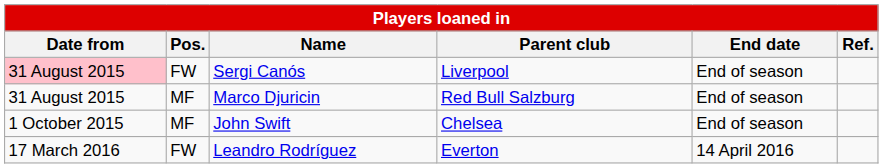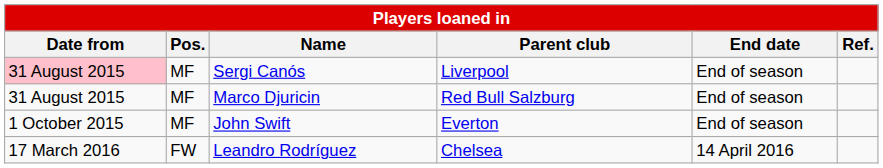(183, 71) FW -> (182, 71) MF
(472, 124) Chelsea -> (470, 124) Everton
(470, 150) Everton -> (472, 150) Chelsea
